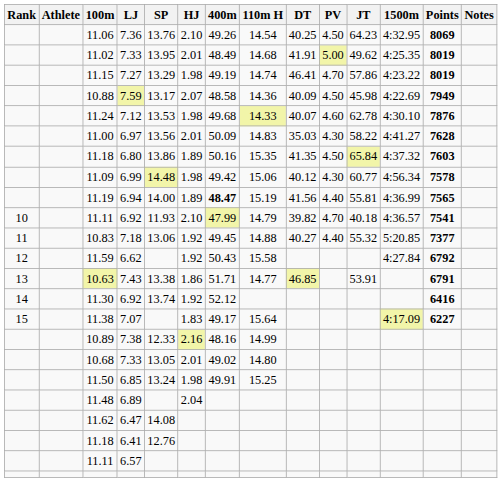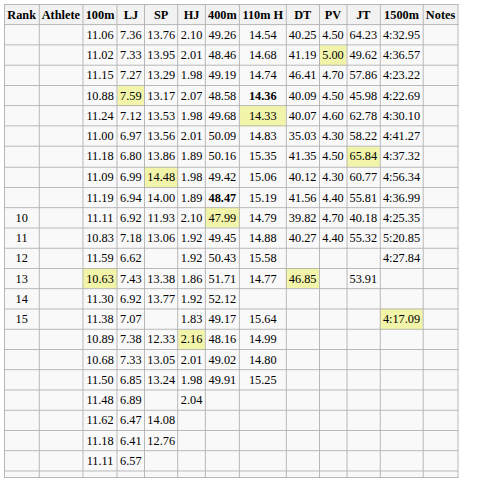- column: (442, 14)
(222, 55) 48.49 -> (222, 55) 48.46
(303, 55) 41.91 -> (303, 55) 41.19
(402, 55) 4:25.35 -> (402, 55) 4:36.57
(263, 96) normal -> (263, 96) bold
(402, 217) 4:36.57 -> (402, 217) 4:25.35
(161, 299) 13.74 -> (161, 299) 13.77
